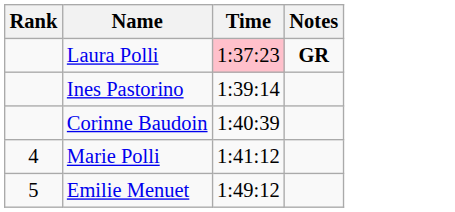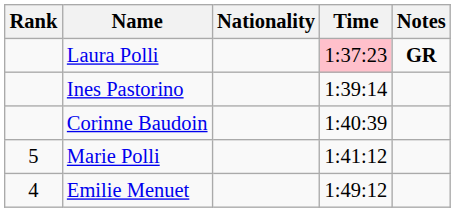+ column: (266, 21)
(33, 156) 4 -> (33, 156) 5
(33, 190) 5 -> (33, 190) 4
